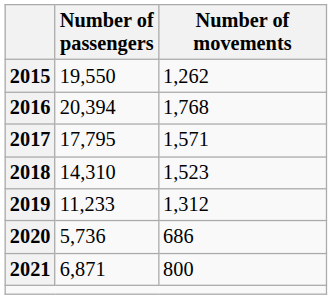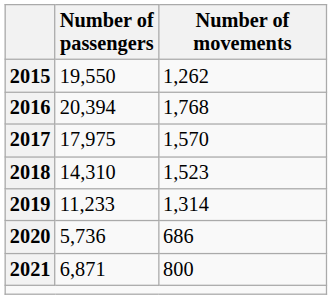(88, 140) 17,795 -> (88, 140) 17,975
(186, 140) 1,571 -> (186, 140) 1,570
(186, 204) 1,312 -> (186, 204) 1,314
